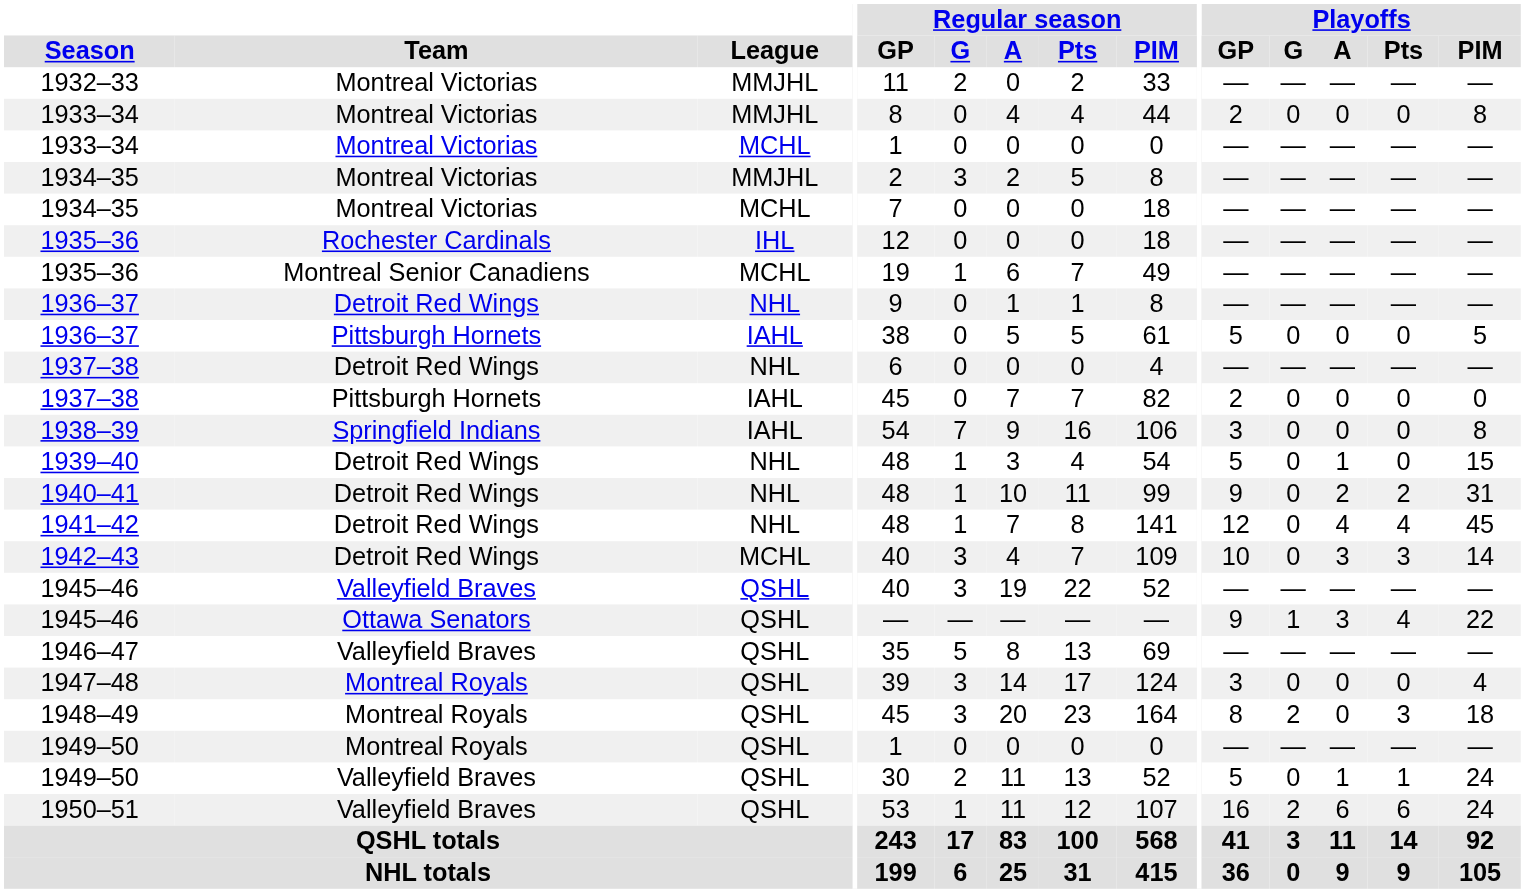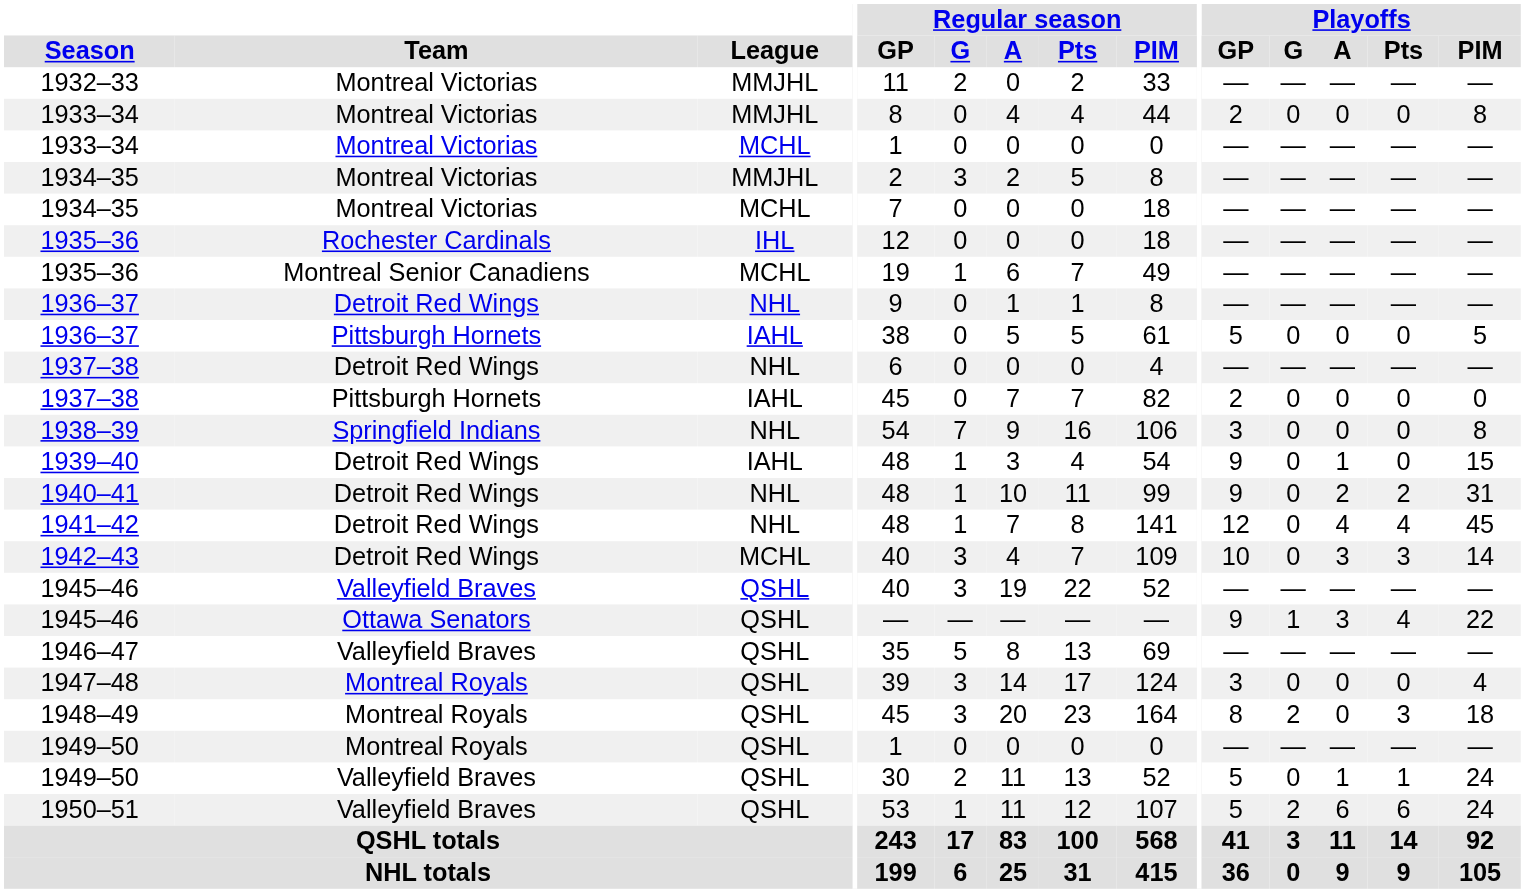(775, 430) IAHL -> (775, 430) NHL
(775, 461) NHL -> (775, 461) IAHL
(1236, 461) 5 -> (1236, 461) 9
(1236, 809) 16 -> (1236, 809) 5
